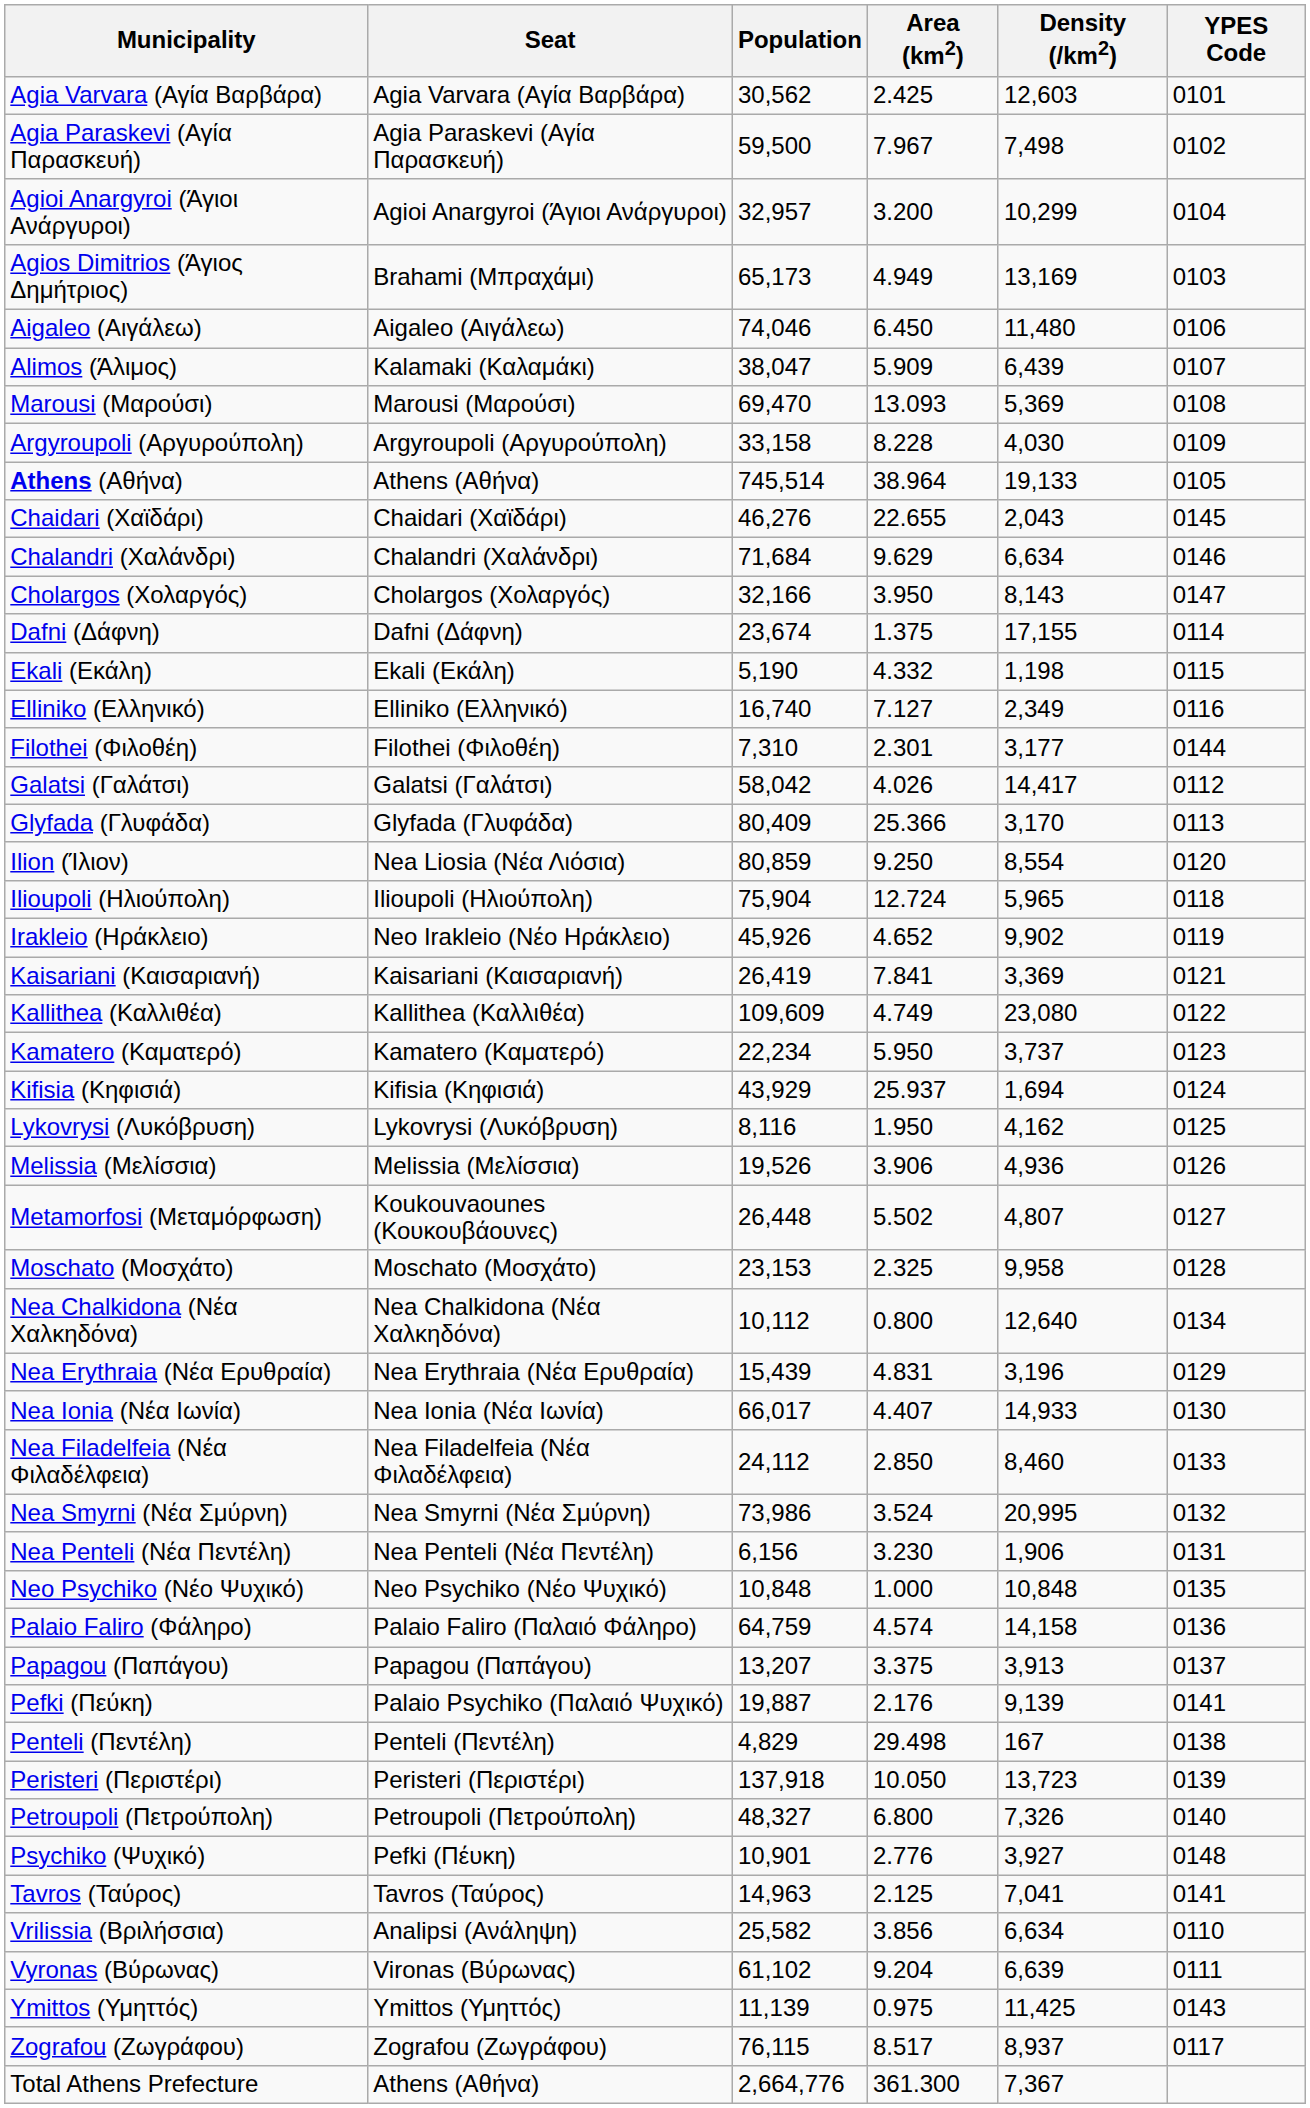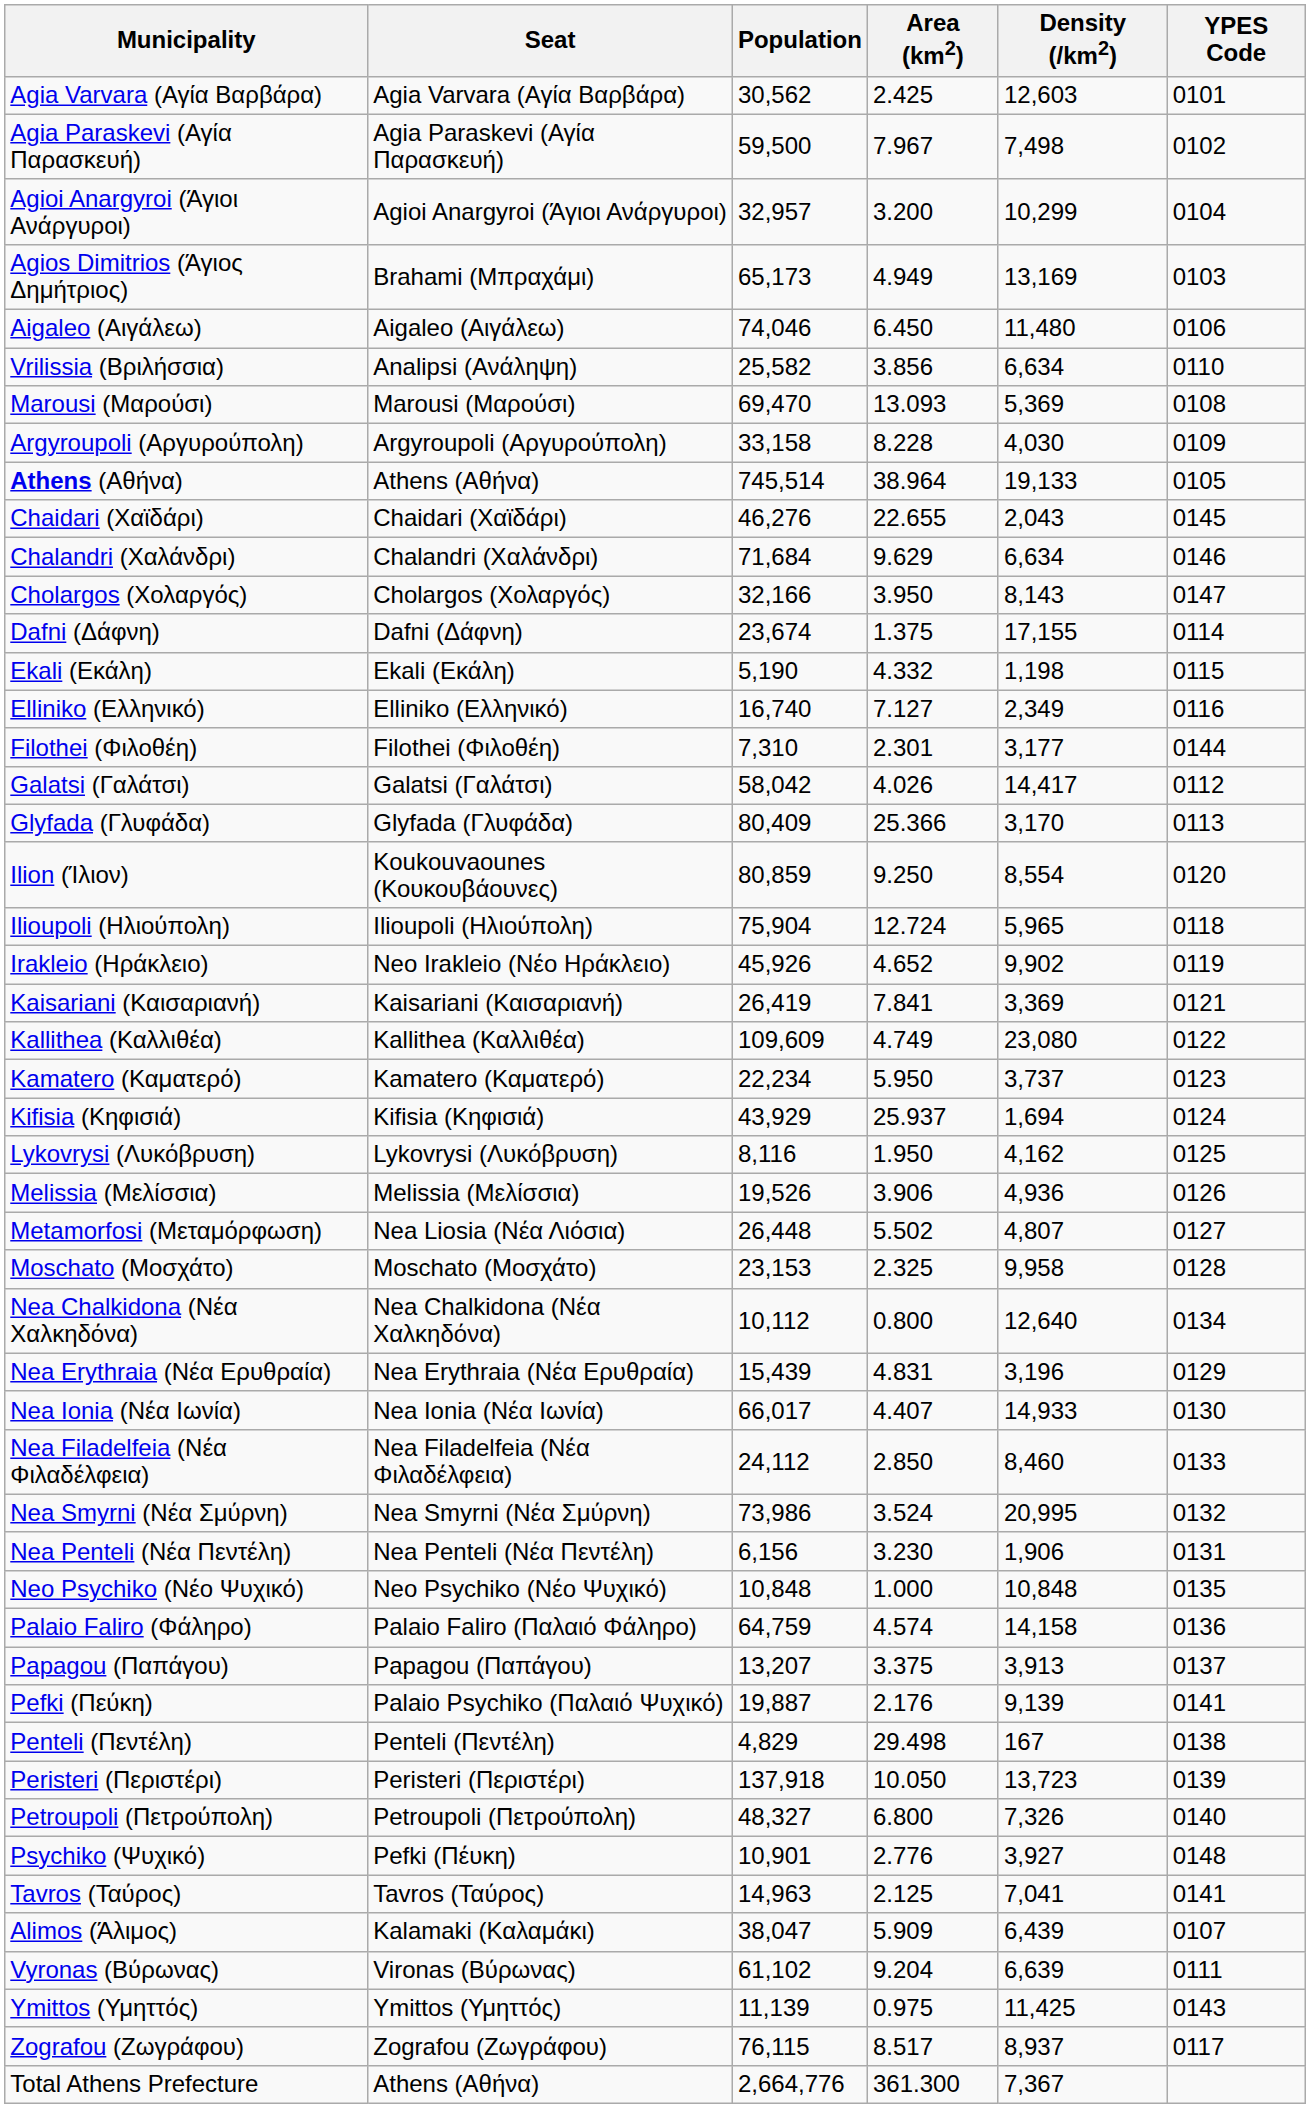rows swapped: (94, 366) <-> (117, 1931)
(499, 861) Nea Liosia (Νέα Λιόσια) -> (466, 874) Koukouvaounes (Κουκουβάουνες)
(466, 1217) Koukouvaounes (Κουκουβάουνες) -> (499, 1230) Nea Liosia (Νέα Λιόσια)
